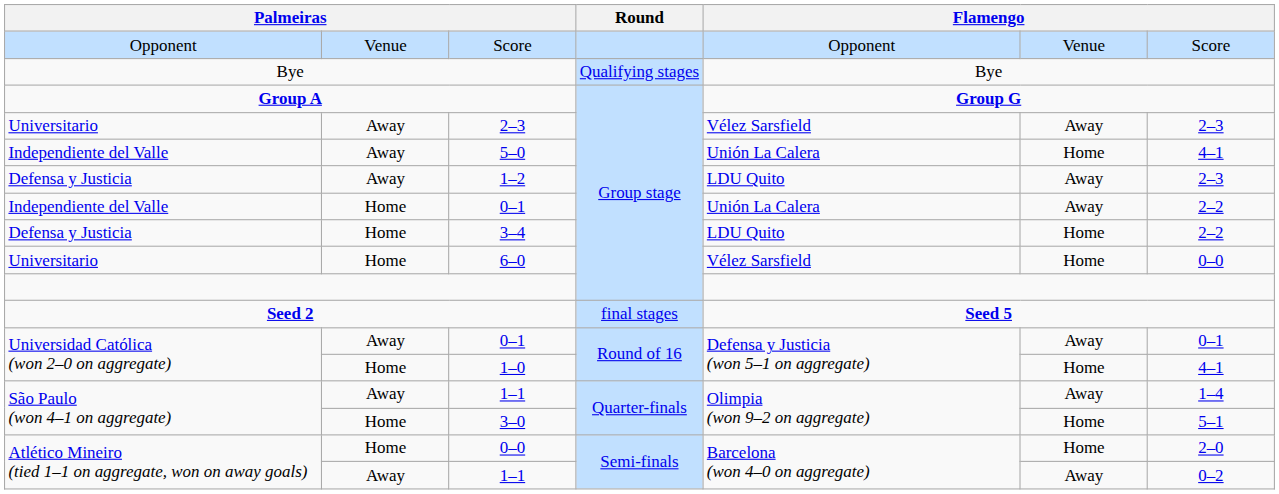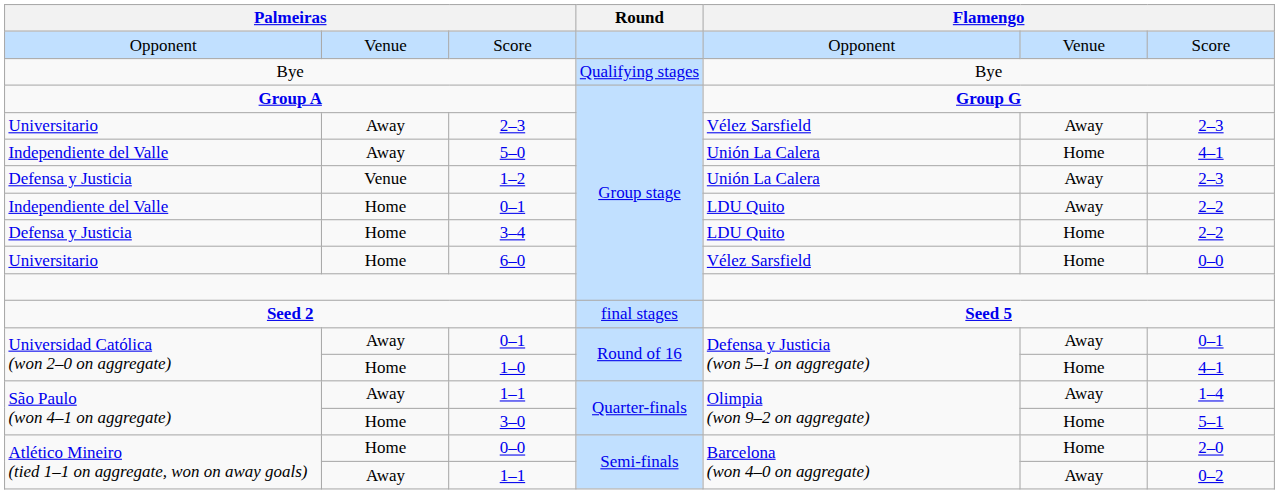(385, 179) Away -> (385, 179) Venue
(746, 179) LDU Quito -> (763, 179) Unión La Calera
(763, 206) Unión La Calera -> (746, 206) LDU Quito
